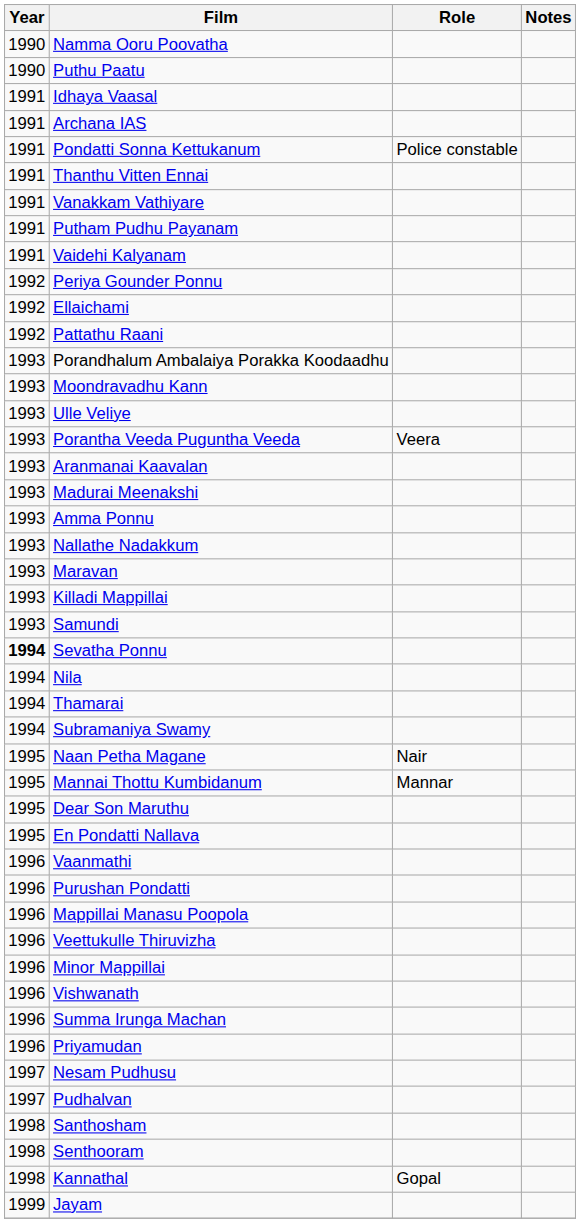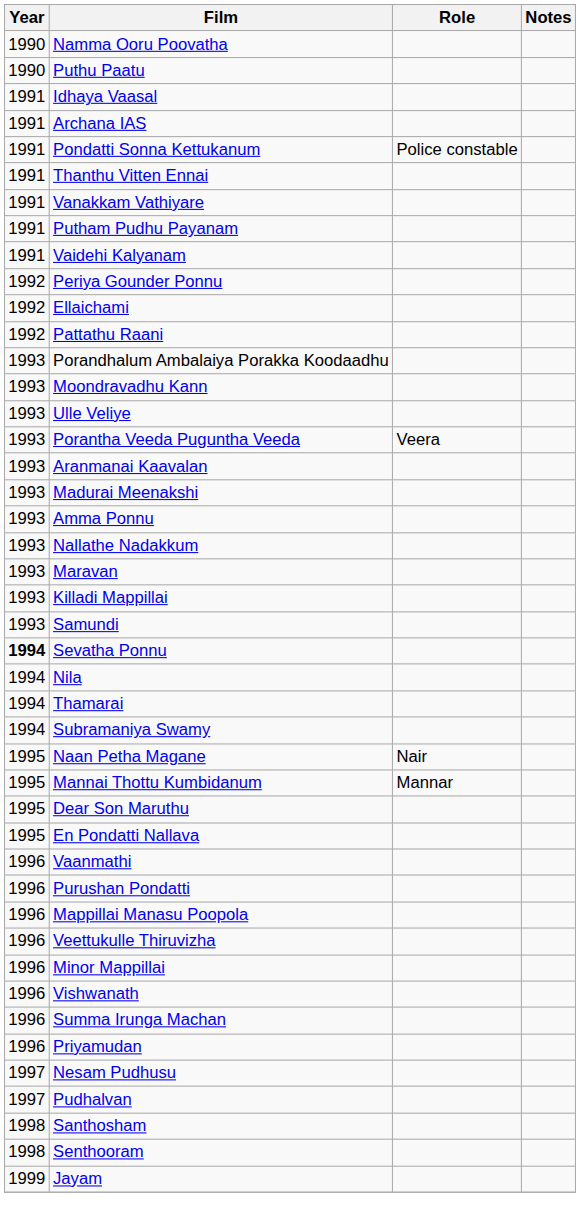- row: (91, 1178)
